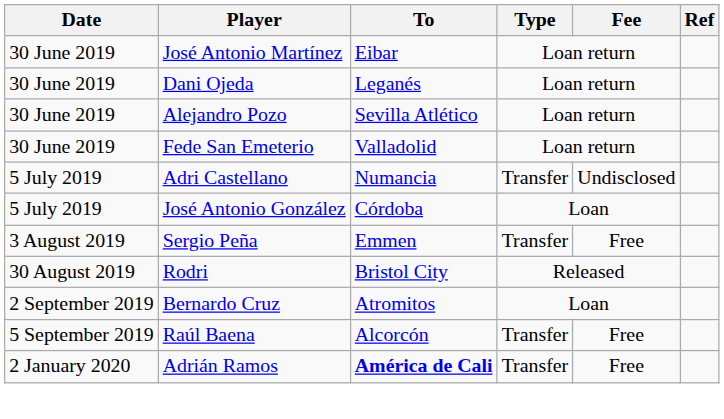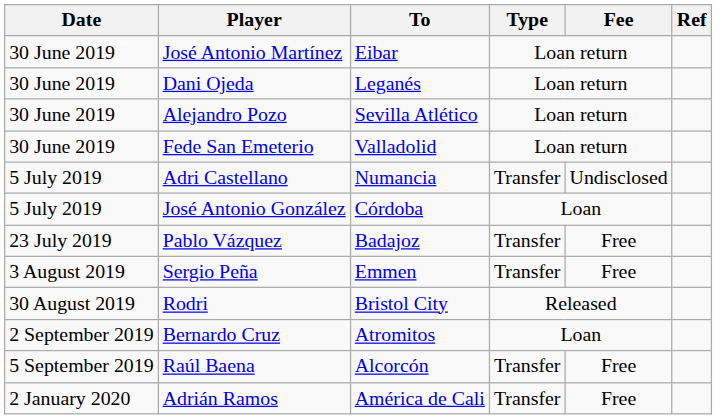+ row: (222, 240)
(424, 366) bold -> (420, 397) normal
